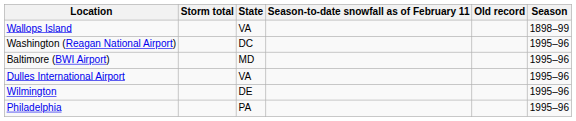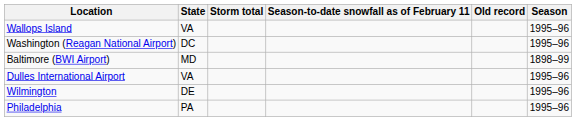columns swapped: (251, 12) <-> (207, 12)
(549, 28) 1898–99 -> (549, 28) 1995–96
(549, 60) 1995–96 -> (549, 60) 1898–99
